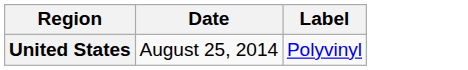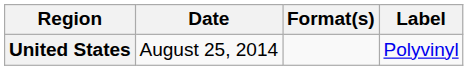+ column: (331, 19)
